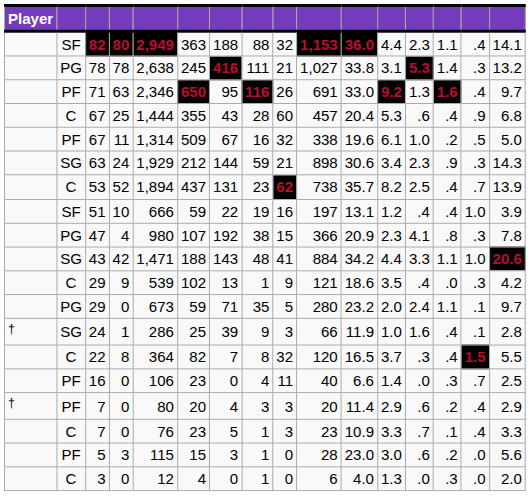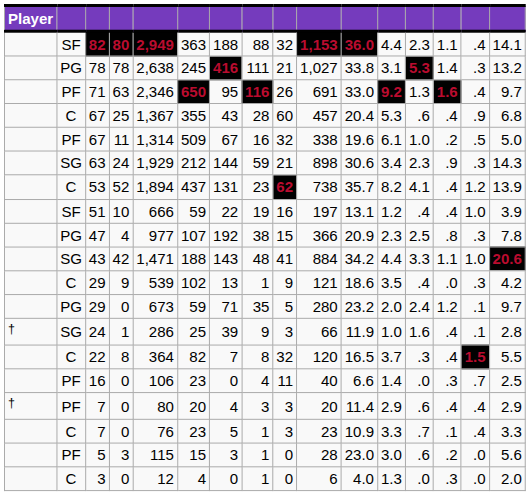(155, 116) 1,444 -> (155, 116) 1,367
(419, 187) 2.5 -> (419, 187) 4.1
(479, 187) .7 -> (475, 187) 1.2
(161, 235) 980 -> (161, 235) 977
(419, 235) 4.1 -> (419, 235) 2.5
(447, 306) 1.1 -> (447, 306) 1.2
(451, 406) .2 -> (451, 406) .4
